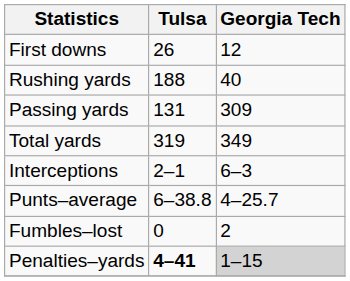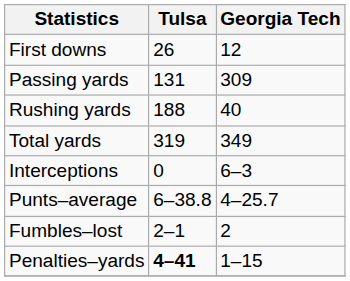rows swapped: (70, 79) <-> (69, 110)
(169, 170) 2–1 -> (159, 170) 0
(159, 230) 0 -> (169, 230) 2–1
(241, 261) lightgrey background -> (241, 261) no background
